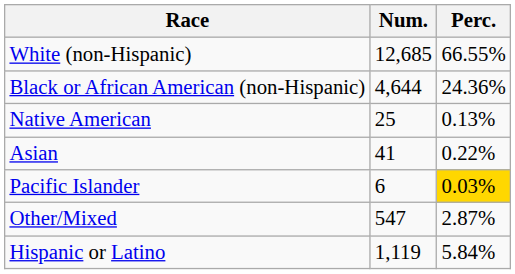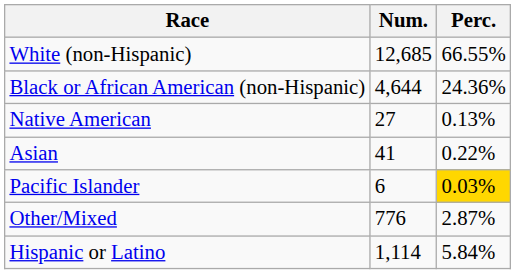(385, 119) 25 -> (385, 119) 27
(390, 218) 547 -> (390, 218) 776
(398, 251) 1,119 -> (398, 251) 1,114
